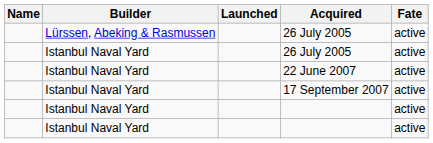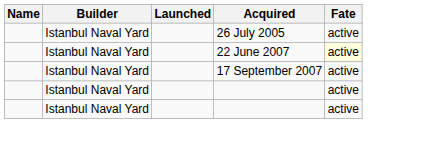- row: (130, 33)
(410, 71) no background -> (343, 52) lightyellow background
